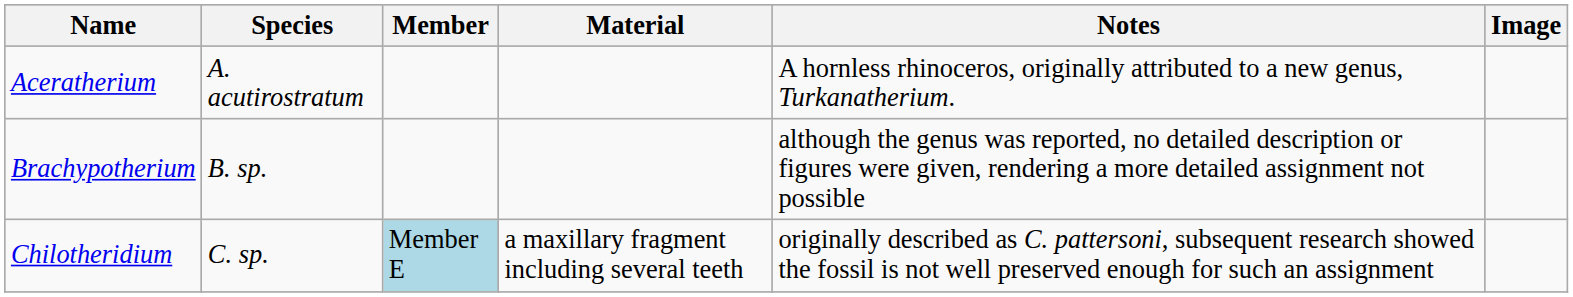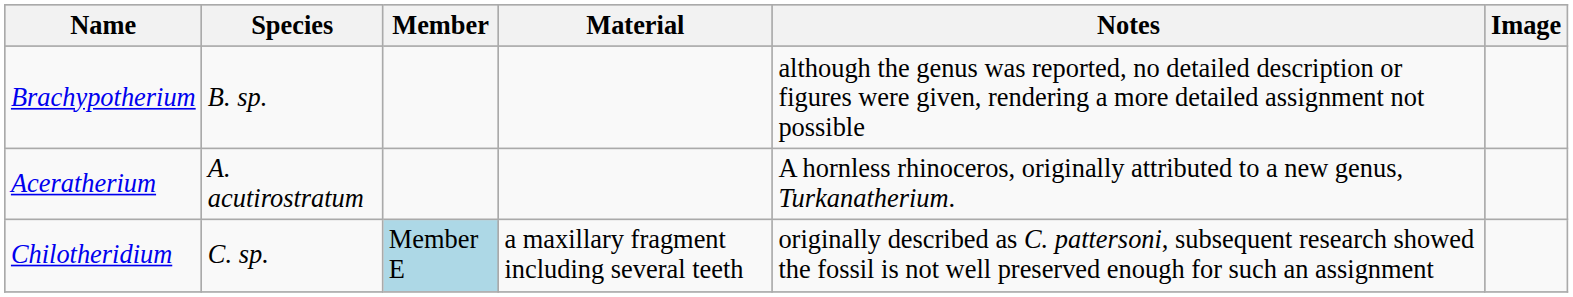rows swapped: (83, 82) <-> (103, 168)
